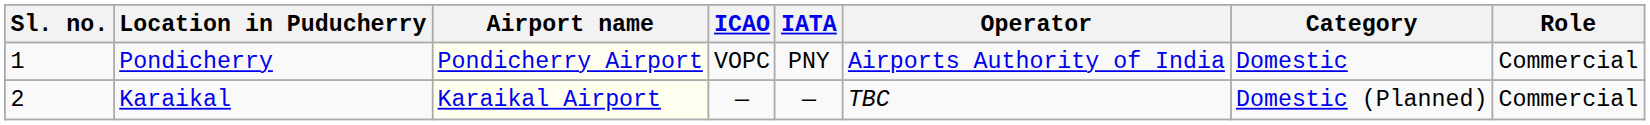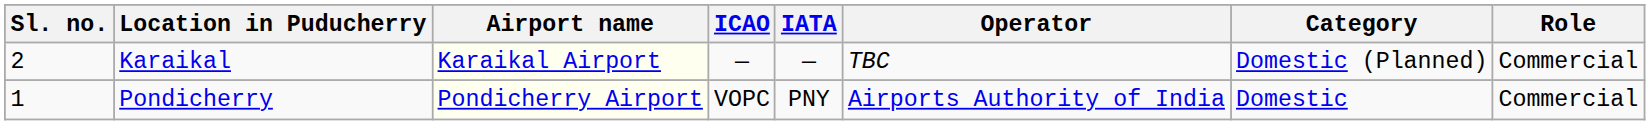rows swapped: (196, 62) <-> (175, 100)
